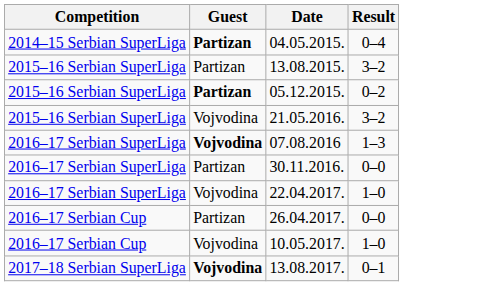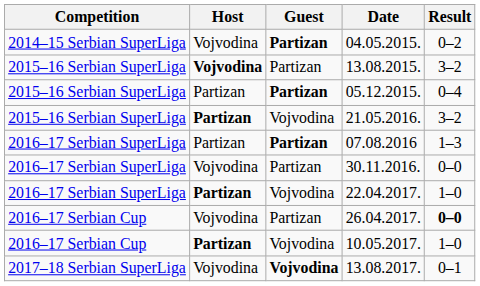+ column: (228, 17)
(374, 42) 0–4 -> (450, 42) 0–2
(374, 92) 0–2 -> (450, 92) 0–4
(228, 142) Vojvodina -> (298, 142) Partizan
(374, 218) normal -> (450, 218) bold
